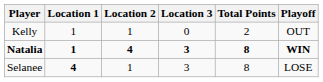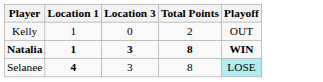- column: (130, 13)
(298, 67) no background -> (241, 67) paleturquoise background
